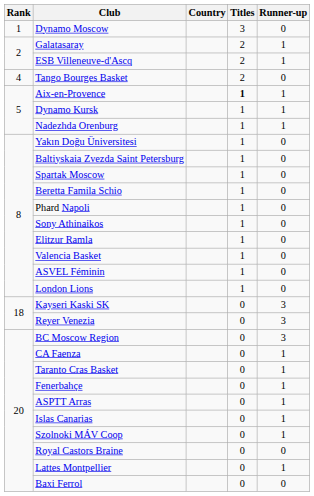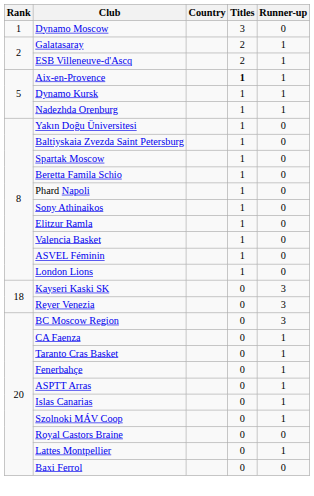- row: (82, 77)
